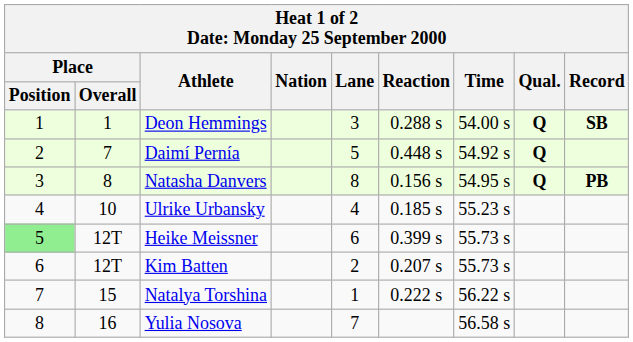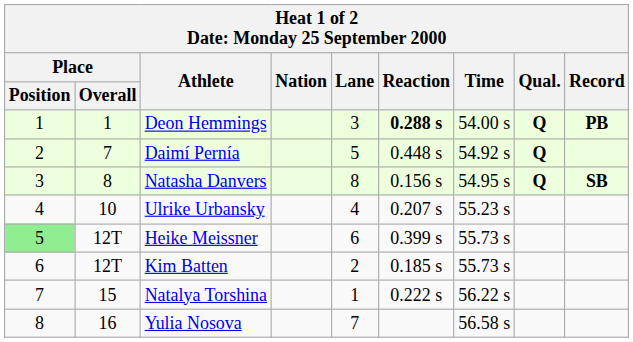(416, 124) normal -> (416, 124) bold
(597, 124) SB -> (597, 124) PB
(597, 180) PB -> (597, 180) SB
(416, 209) 0.185 s -> (416, 209) 0.207 s
(416, 266) 0.207 s -> (416, 266) 0.185 s
